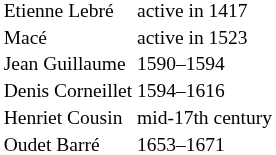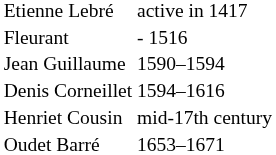+ row: (36, 37)
- row: (25, 37)
